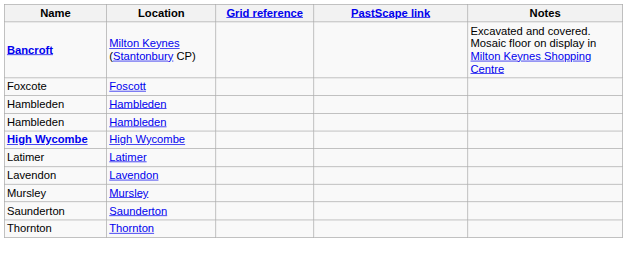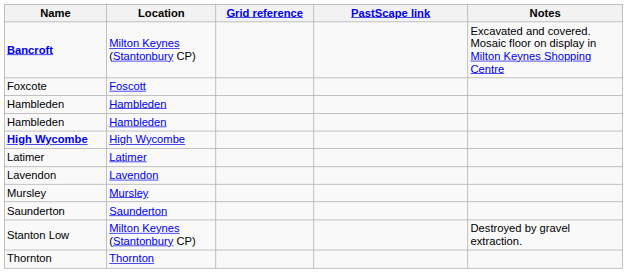+ row: (38, 235)
